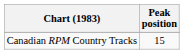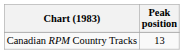(159, 40) 15 -> (159, 40) 13
